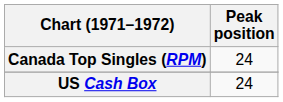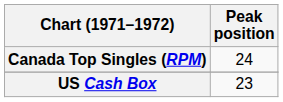(244, 84) 24 -> (244, 84) 23
